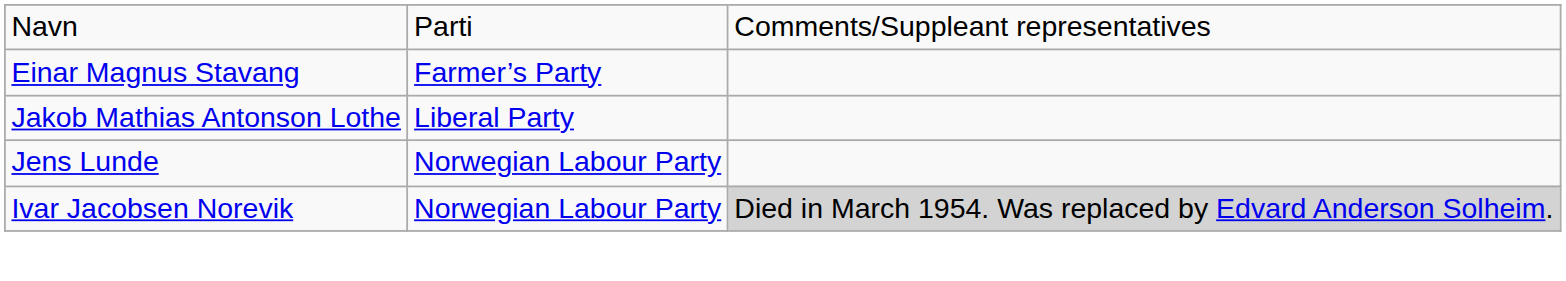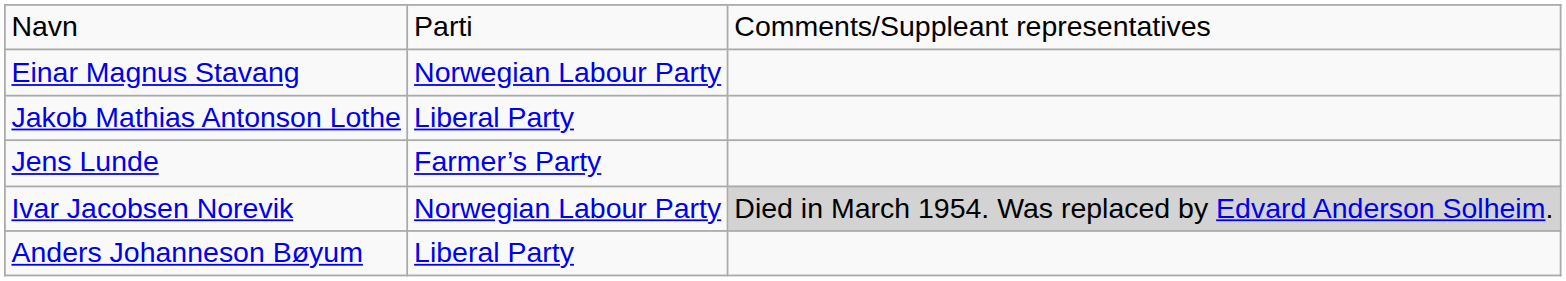(508, 72) Farmer’s Party -> (568, 72) Norwegian Labour Party
(568, 162) Norwegian Labour Party -> (508, 162) Farmer’s Party
+ row: (187, 252)
